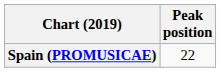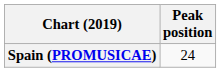(188, 55) 22 -> (188, 55) 24
